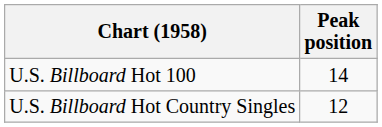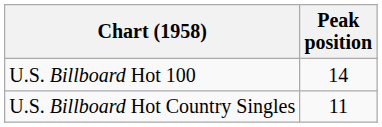(338, 106) 12 -> (338, 106) 11
